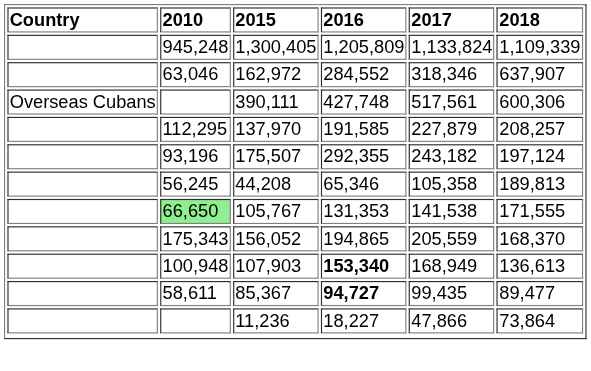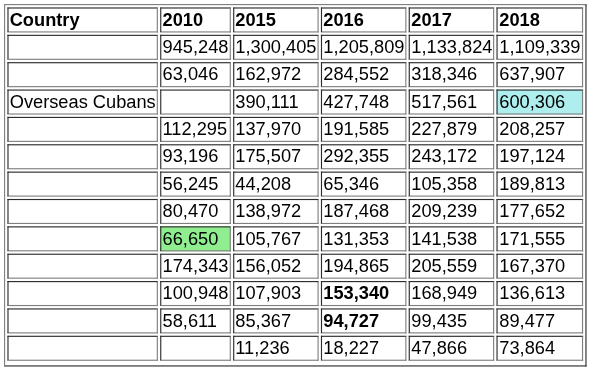(532, 101) no background -> (532, 101) paleturquoise background
(444, 156) 243,182 -> (444, 156) 243,172
+ row: (268, 211)
(196, 238) 175,343 -> (196, 266) 174,343
(532, 238) 168,370 -> (532, 266) 167,370
